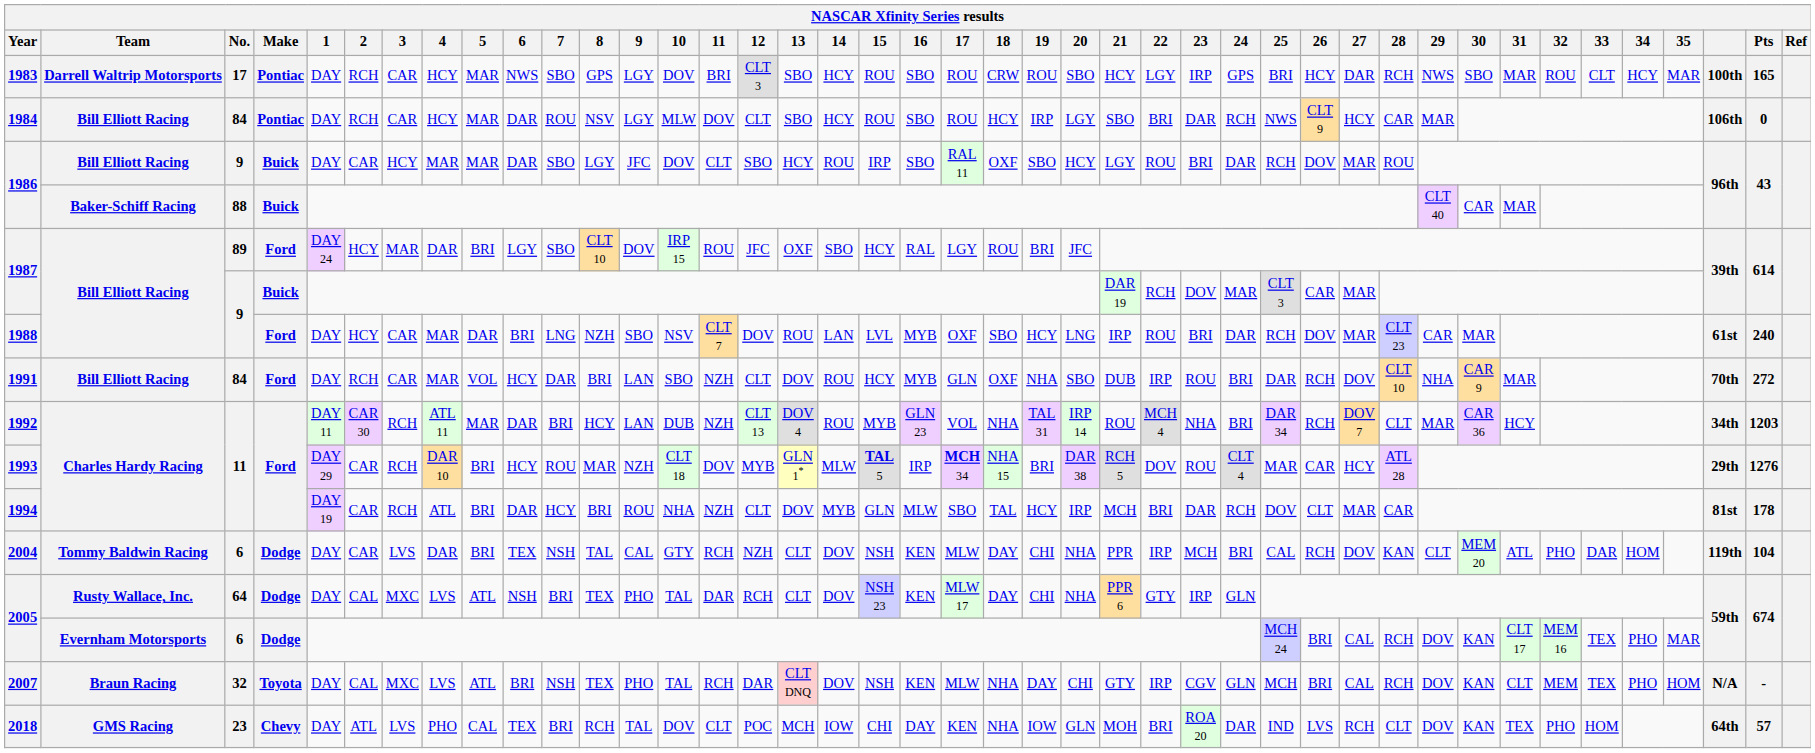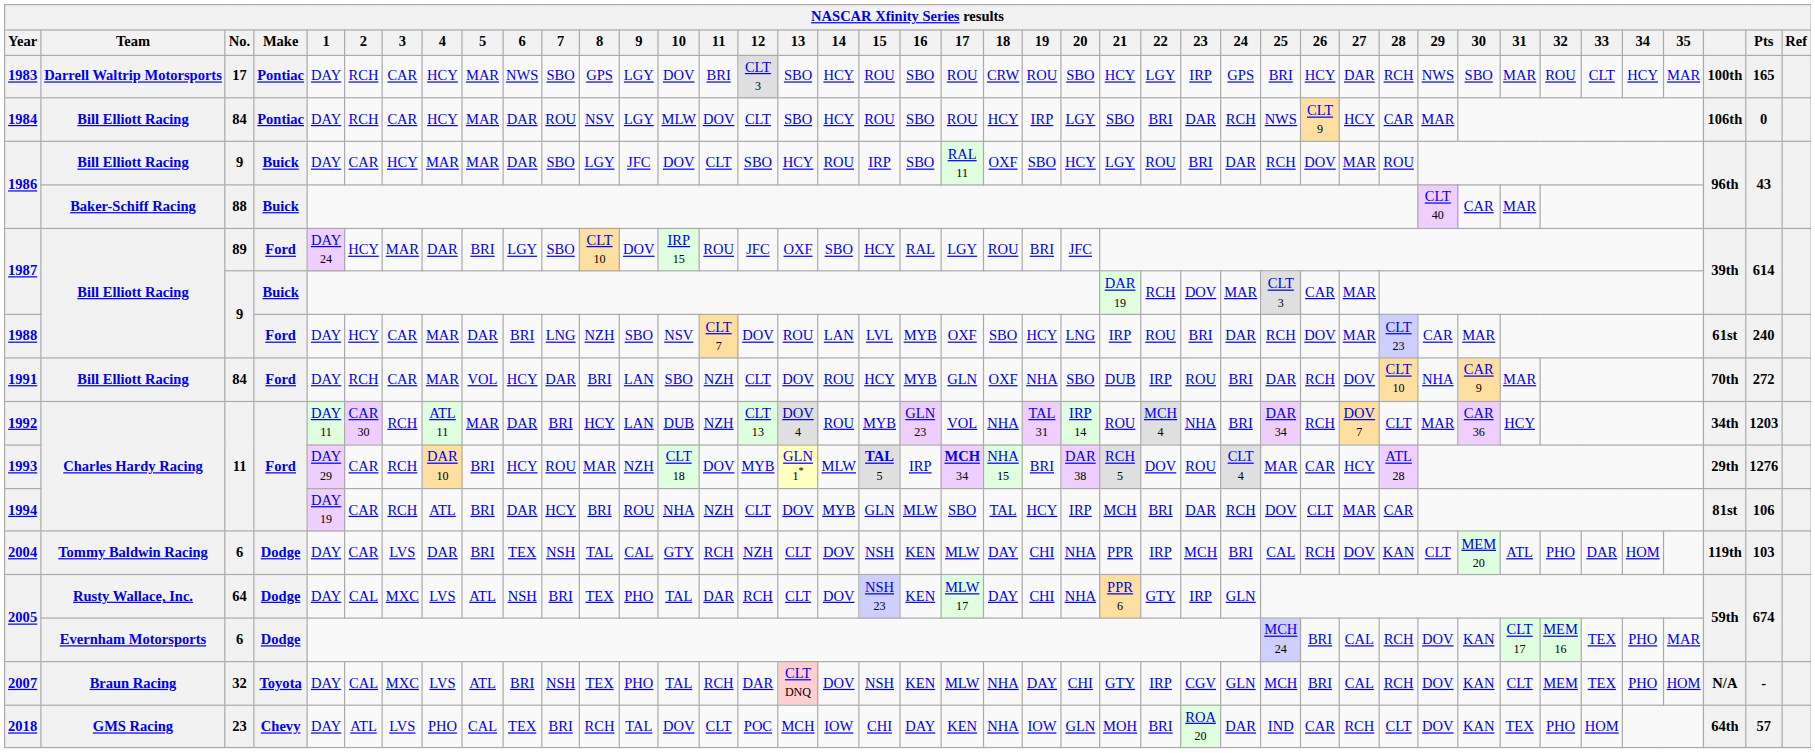(1764, 509) 178 -> (1764, 509) 106
(1764, 553) 104 -> (1764, 553) 103
(1320, 726) LVS -> (1320, 726) CAR
